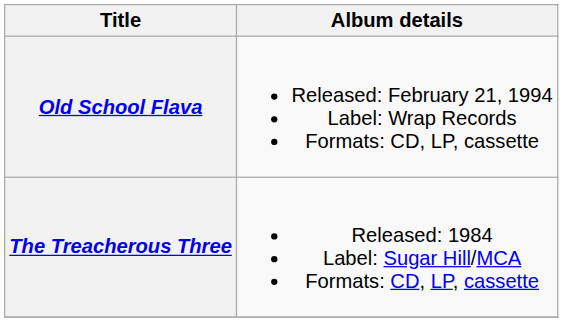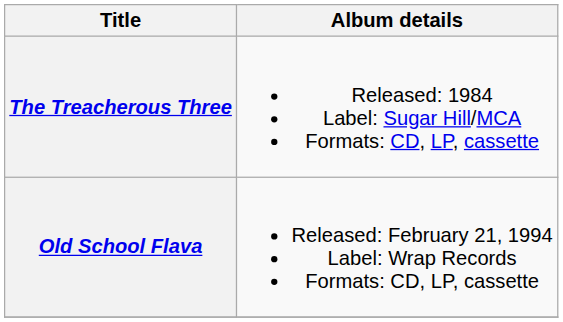rows swapped: (121, 246) <-> (121, 106)
